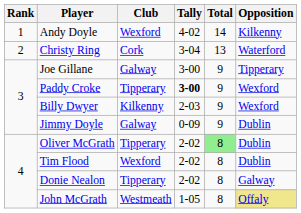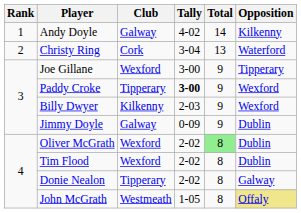(140, 32) Wexford -> (138, 32) Galway
(138, 69) Galway -> (140, 69) Wexford
(143, 143) Tipperary -> (140, 143) Wexford
